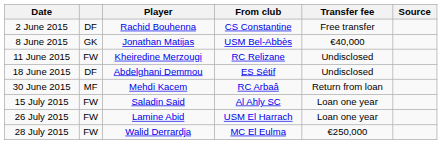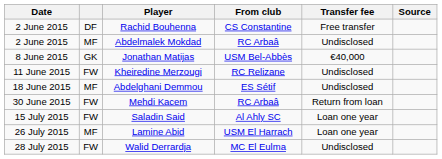+ row: (158, 41)
(91, 71) DF -> (91, 86) MF
(91, 86) MF -> (91, 101) FW
(91, 116) FW -> (91, 131) MF
(347, 131) €250,000 -> (347, 147) Undisclosed
